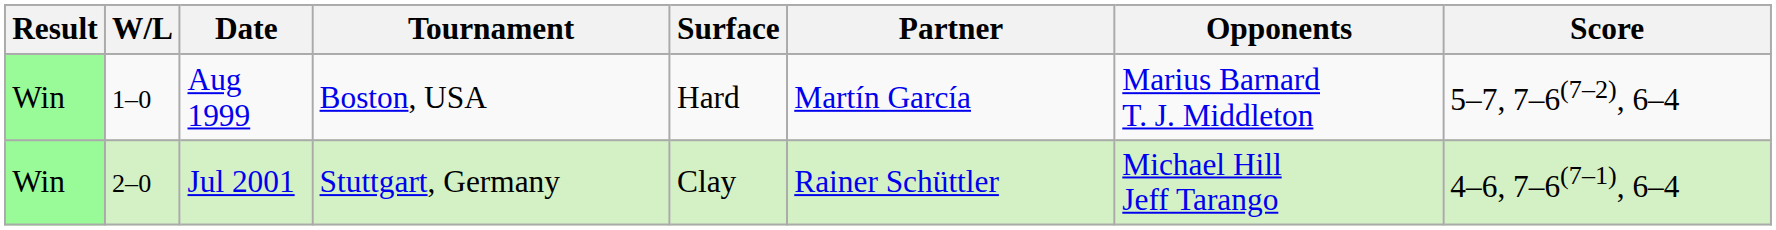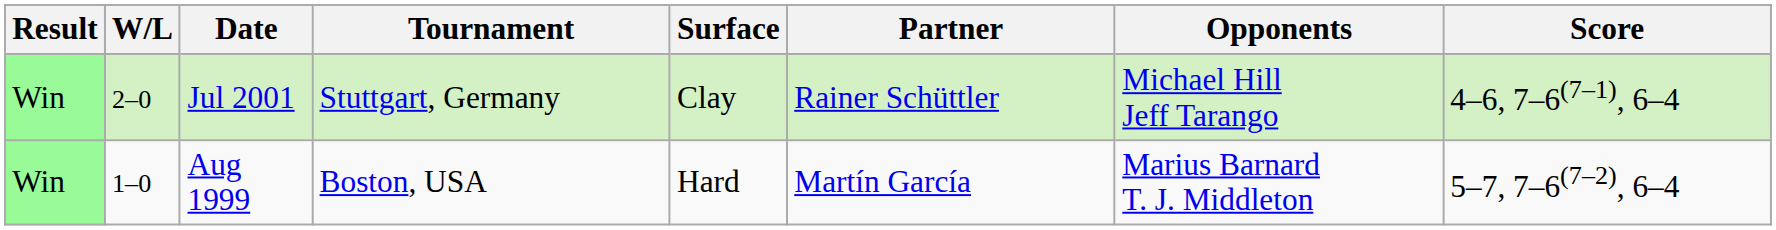rows swapped: (219, 96) <-> (241, 181)
